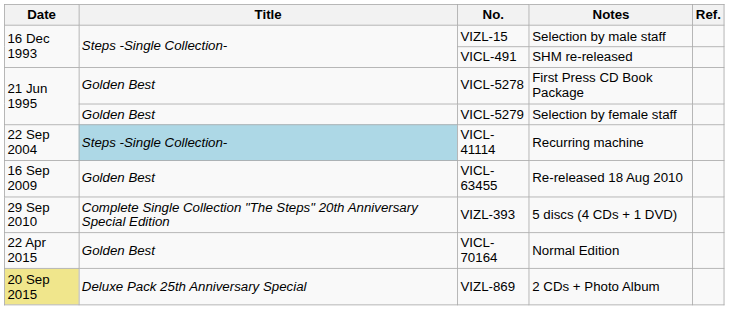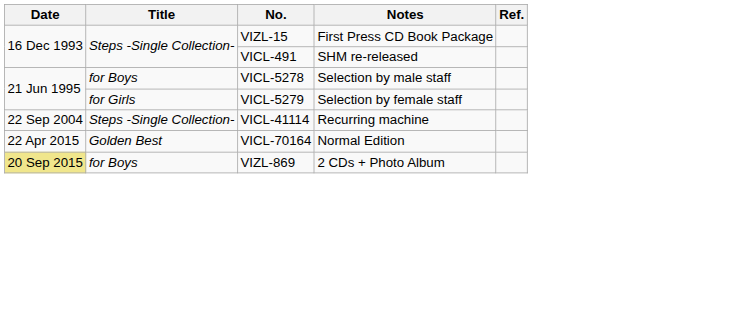(599, 36) Selection by male staff -> (405, 36) First Press CD Book Package
(118, 85) Golden Best -> (113, 78) for Boys
(592, 85) First Press CD Book Package -> (384, 78) Selection by male staff
(118, 114) Golden Best -> (112, 99) for Girls
(155, 142) lightblue background -> (162, 120) no background
- row: (479, 178)
- row: (488, 214)
(194, 286) Deluxe Pack 25th Anniversary Special -> (113, 162) for Boys
